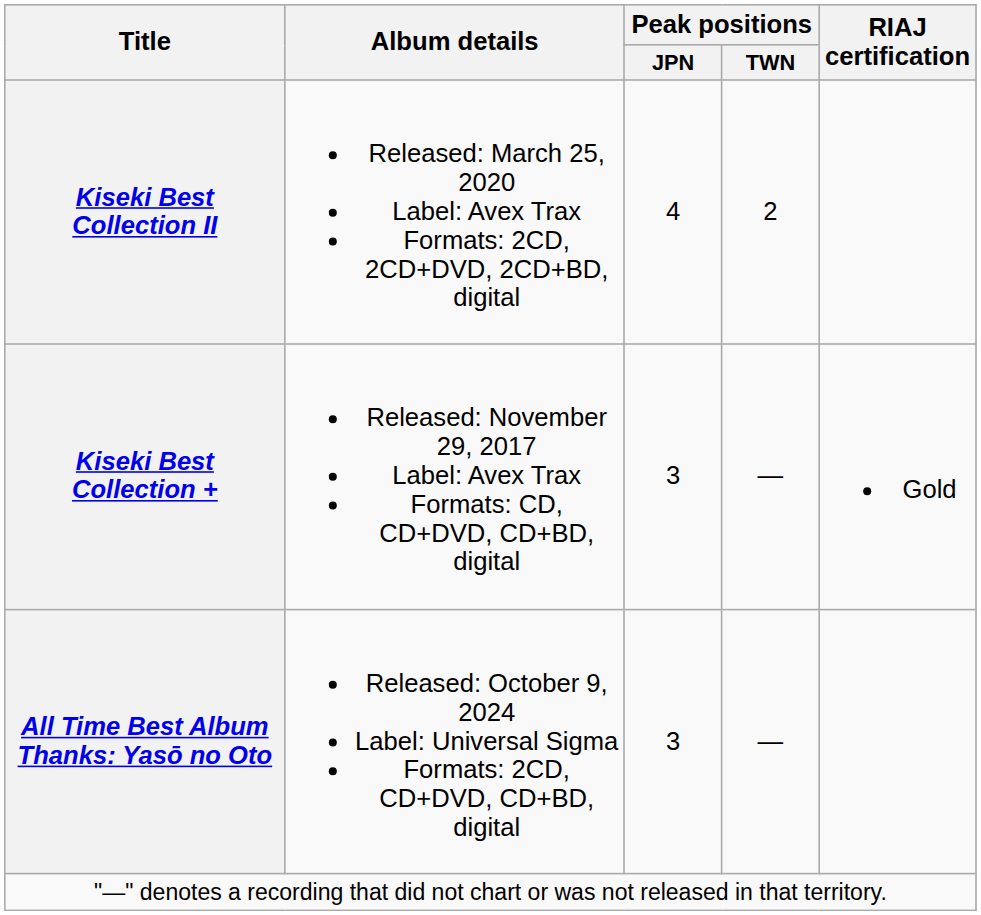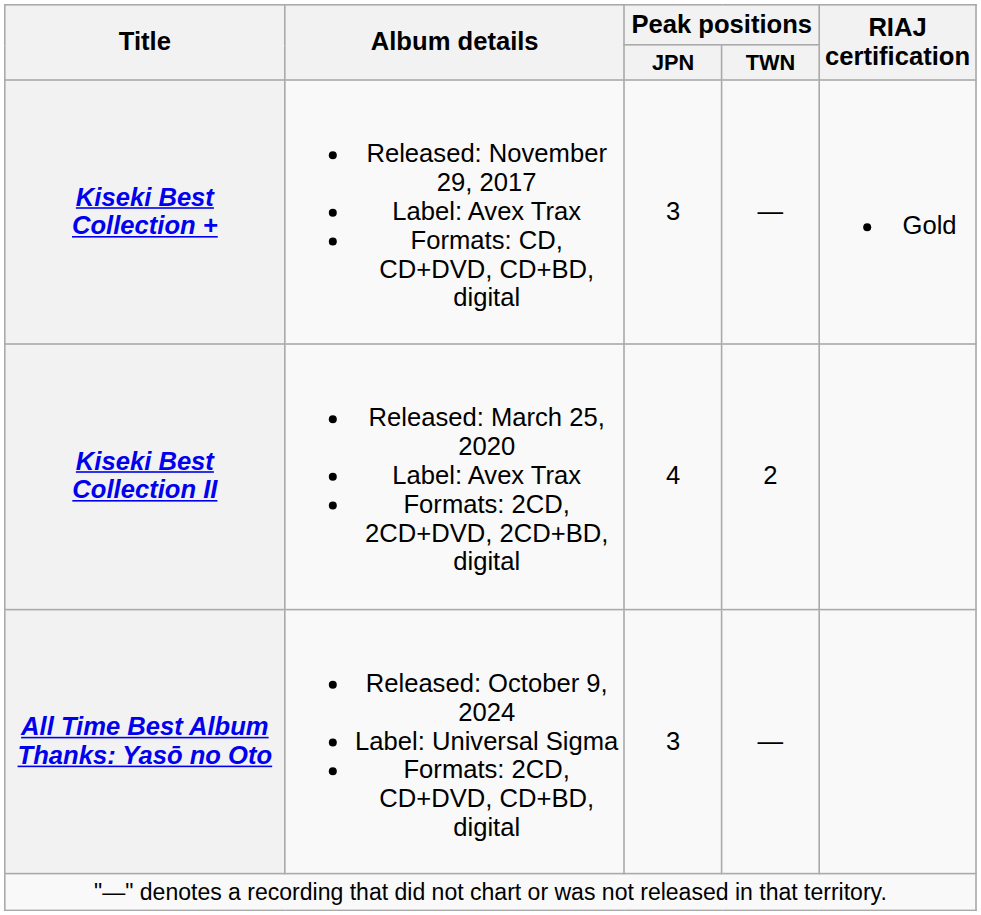rows swapped: (145, 476) <-> (145, 211)
